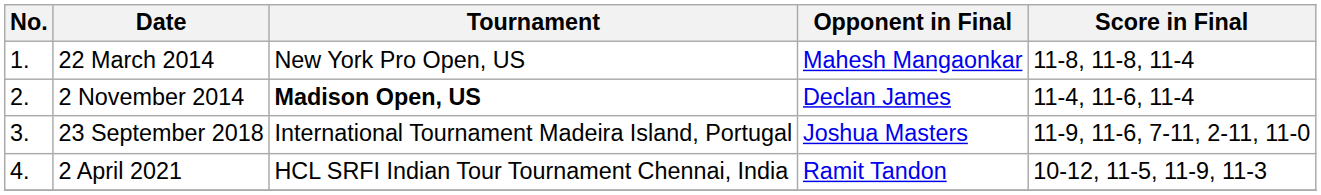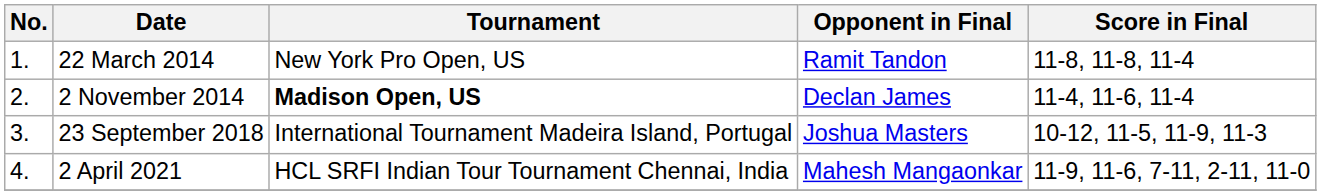(913, 60) Mahesh Mangaonkar -> (875, 60) Ramit Tandon
(1172, 134) 11-9, 11-6, 7-11, 2-11, 11-0 -> (1150, 134) 10-12, 11-5, 11-9, 11-3
(875, 171) Ramit Tandon -> (913, 171) Mahesh Mangaonkar
(1150, 171) 10-12, 11-5, 11-9, 11-3 -> (1172, 171) 11-9, 11-6, 7-11, 2-11, 11-0
